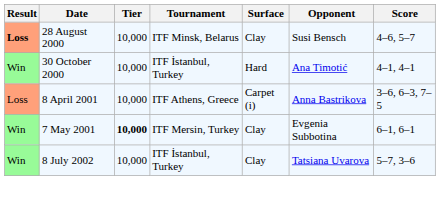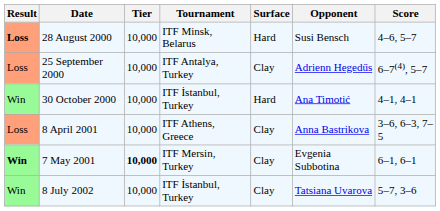(255, 37) Clay -> (265, 37) Hard
+ row: (72, 67)
(260, 98) Carpet (i) -> (264, 129) Clay
(16, 129) normal -> (17, 159) bold
